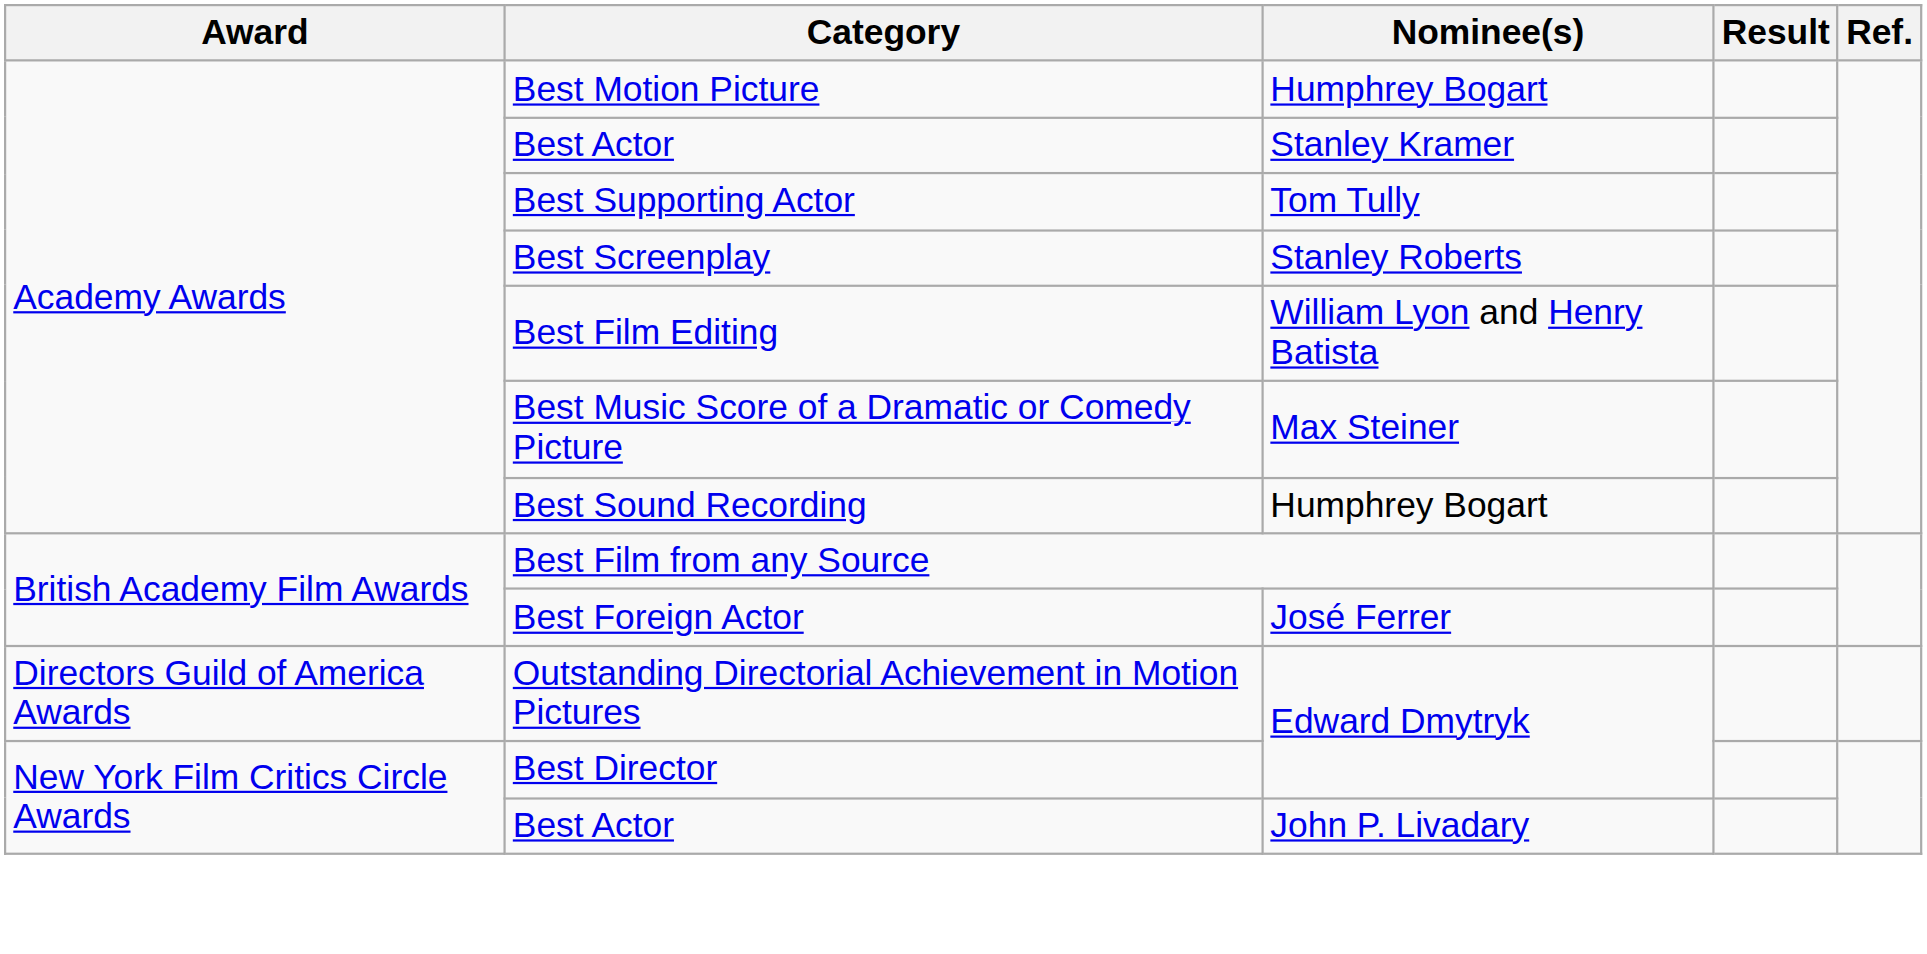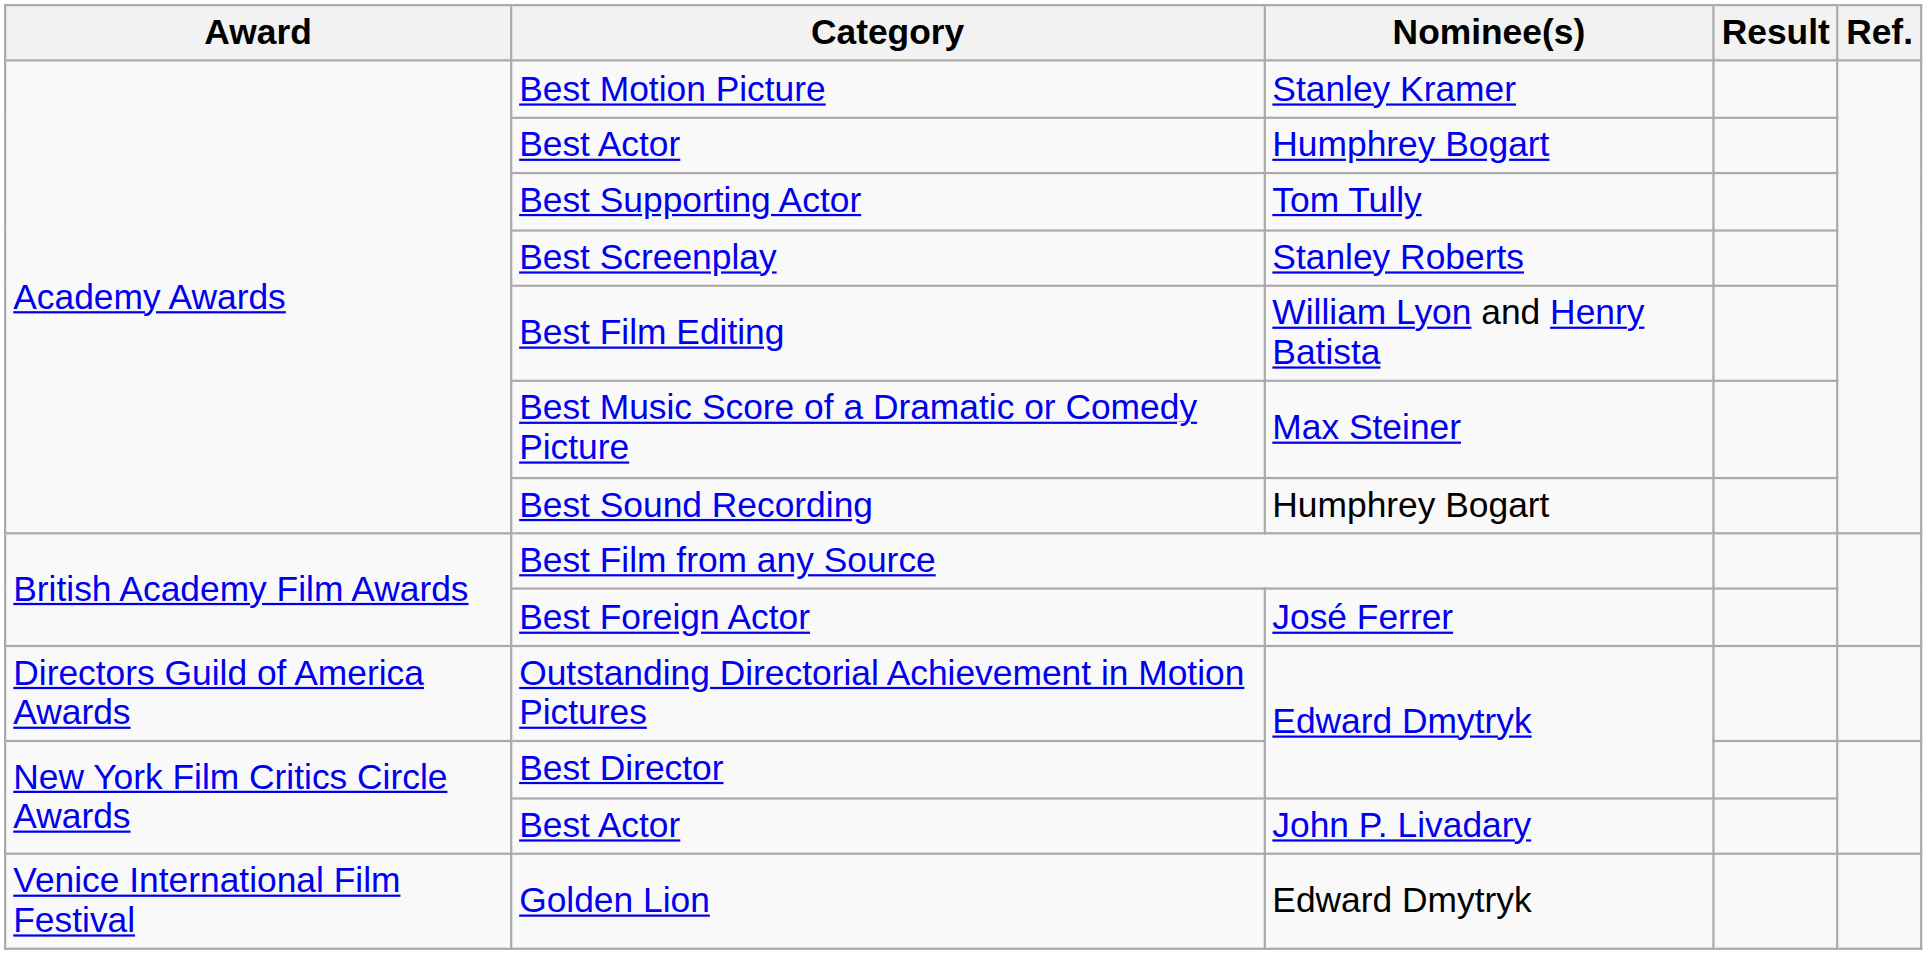(1409, 88) Humphrey Bogart -> (1394, 88) Stanley Kramer
(1392, 144) Stanley Kramer -> (1411, 144) Humphrey Bogart
+ row: (207, 900)
